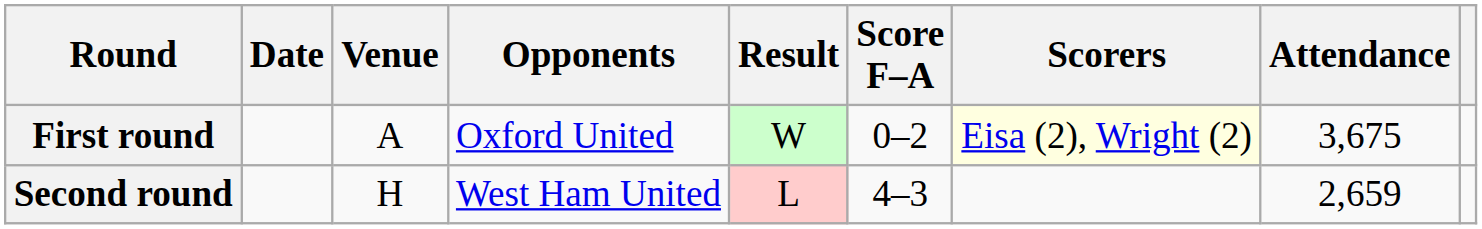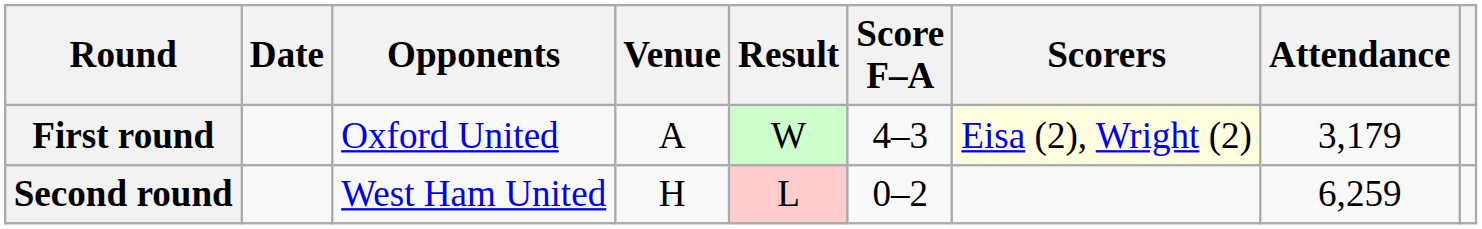columns swapped: (588, 54) <-> (390, 54)
(900, 134) 0–2 -> (900, 134) 4–3
(1360, 134) 3,675 -> (1360, 134) 3,179
(900, 193) 4–3 -> (900, 193) 0–2
(1360, 193) 2,659 -> (1360, 193) 6,259
